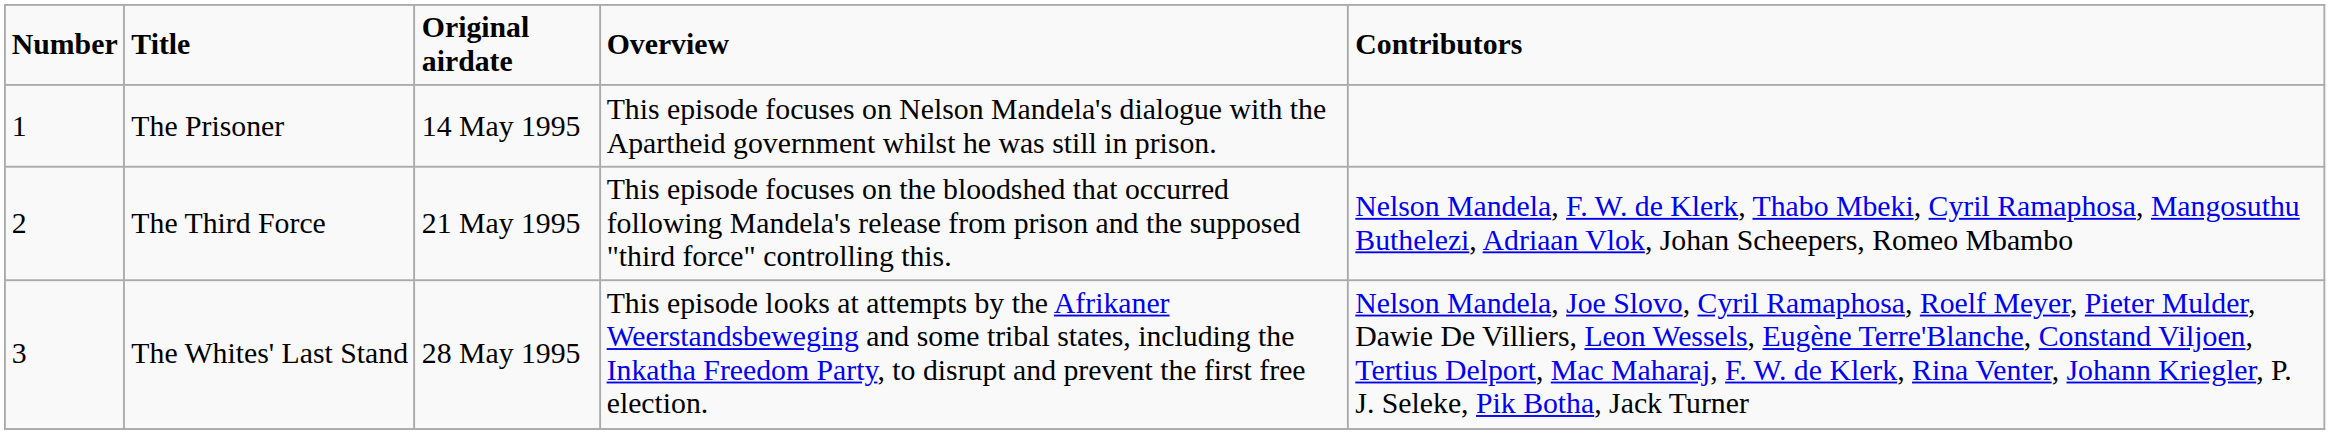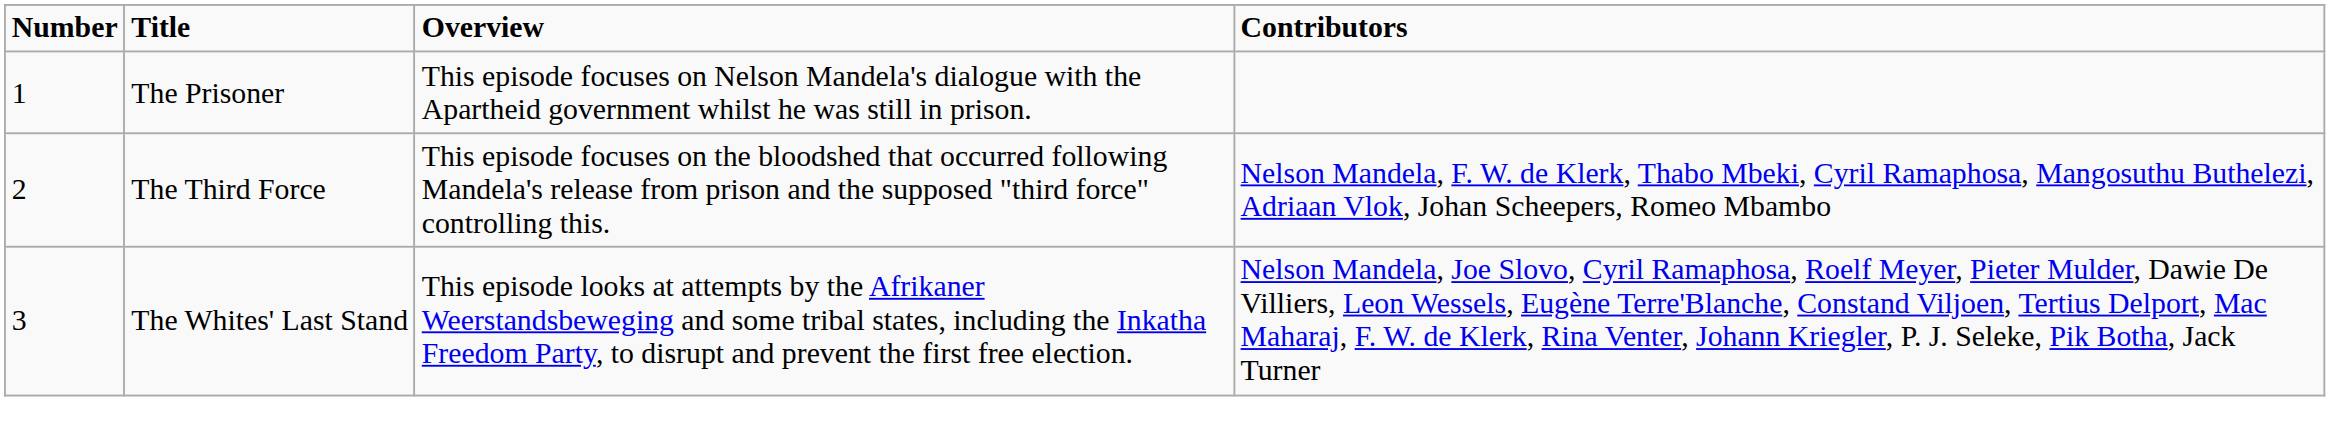- column: (476, 44)
